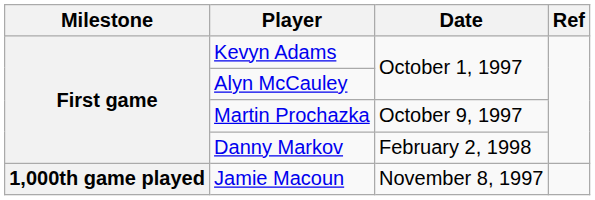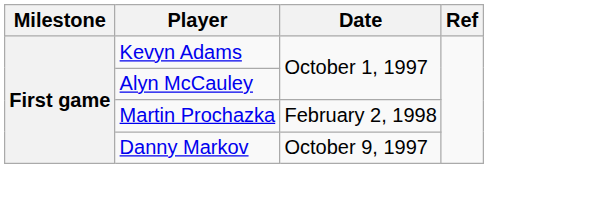(451, 115) October 9, 1997 -> (361, 115) February 2, 1998
(455, 147) February 2, 1998 -> (356, 147) October 9, 1997
- row: (279, 178)
